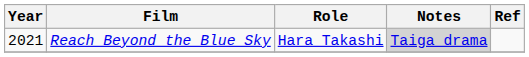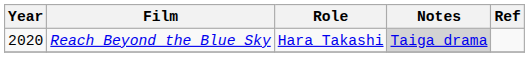(26, 40) 2021 -> (26, 40) 2020
